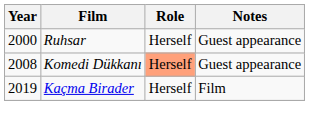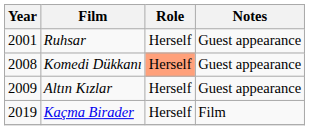(22, 40) 2000 -> (22, 40) 2001
+ row: (78, 88)
